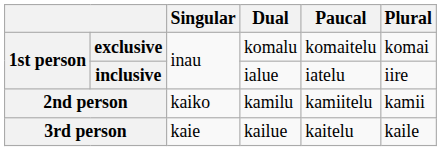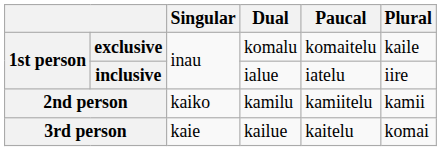(407, 46) komai -> (402, 46) kaile
(402, 131) kaile -> (407, 131) komai
